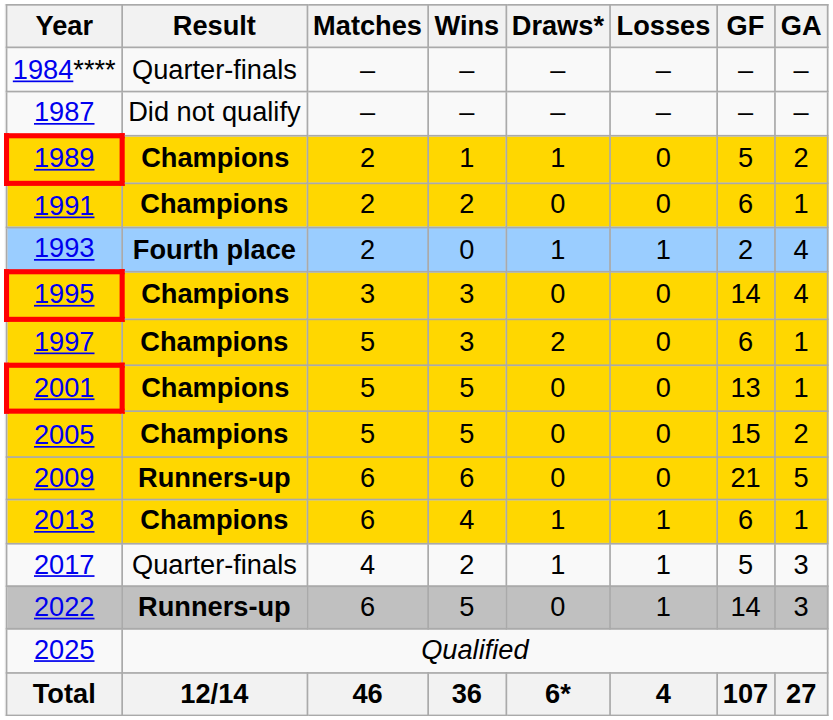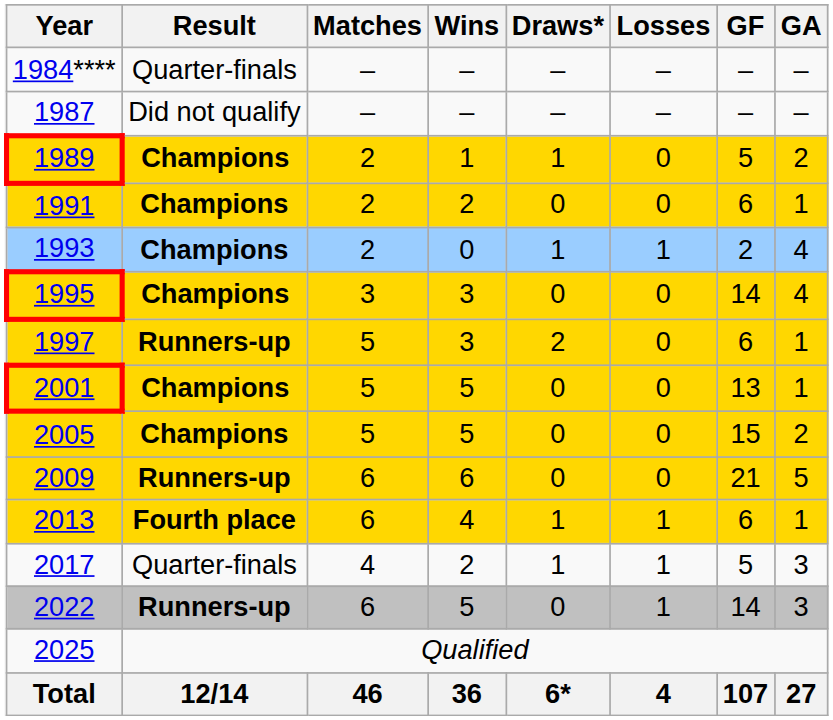(214, 249) Fourth place -> (214, 249) Champions
(214, 341) Champions -> (214, 341) Runners-up
(214, 520) Champions -> (214, 520) Fourth place
